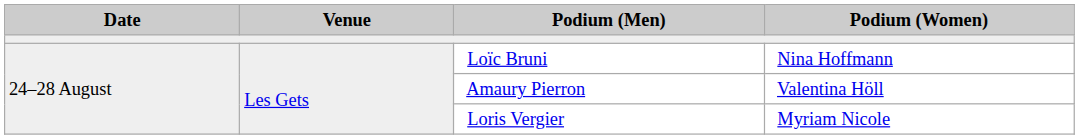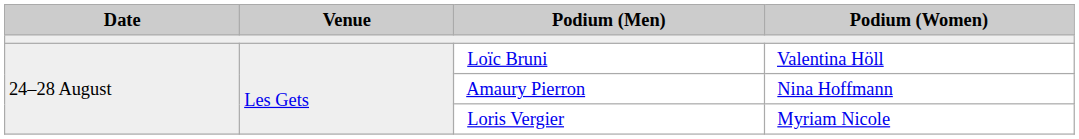(831, 58) Nina Hoffmann -> (826, 58) Valentina Höll
(826, 89) Valentina Höll -> (831, 89) Nina Hoffmann
